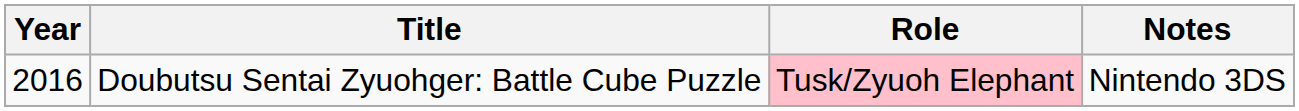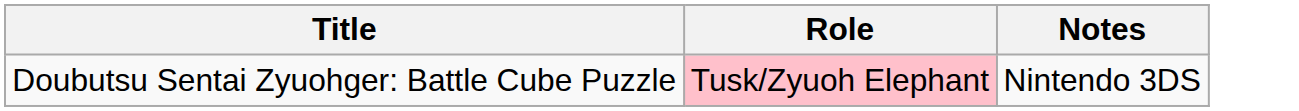- column: (48, 29)
